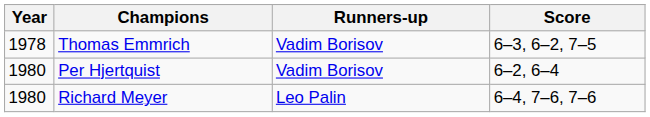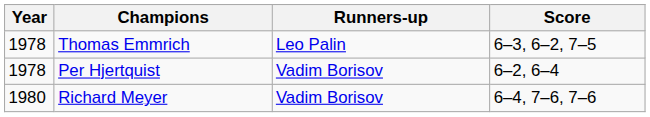(329, 44) Vadim Borisov -> (311, 44) Leo Palin
(27, 71) 1980 -> (27, 71) 1978
(311, 97) Leo Palin -> (329, 97) Vadim Borisov
